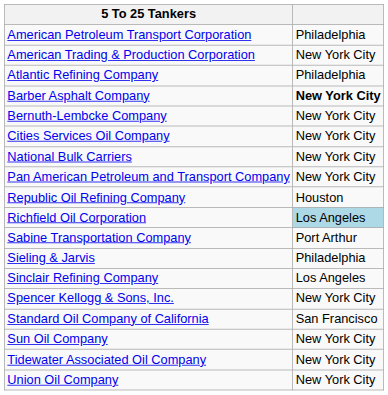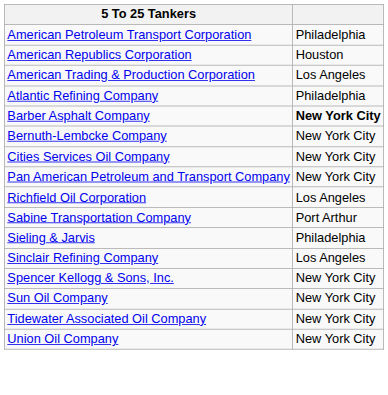+ row: (99, 55)
(336, 55) New York City -> (331, 75) Los Angeles
- row: (70, 156)
- row: (96, 197)
(331, 217) lightblue background -> (331, 197) no background
- row: (108, 319)
